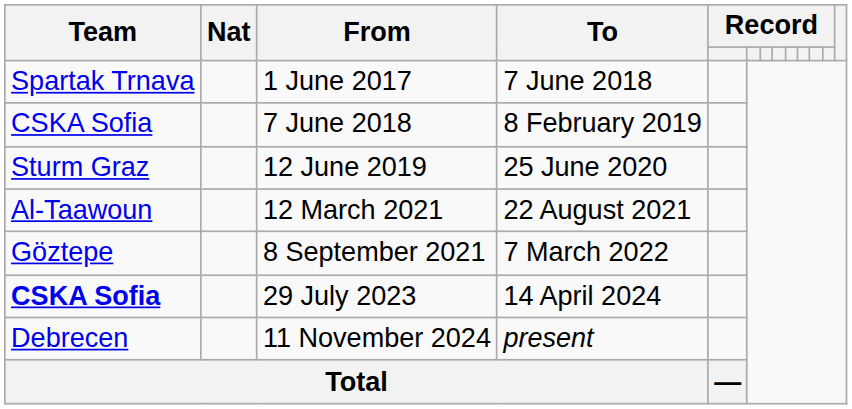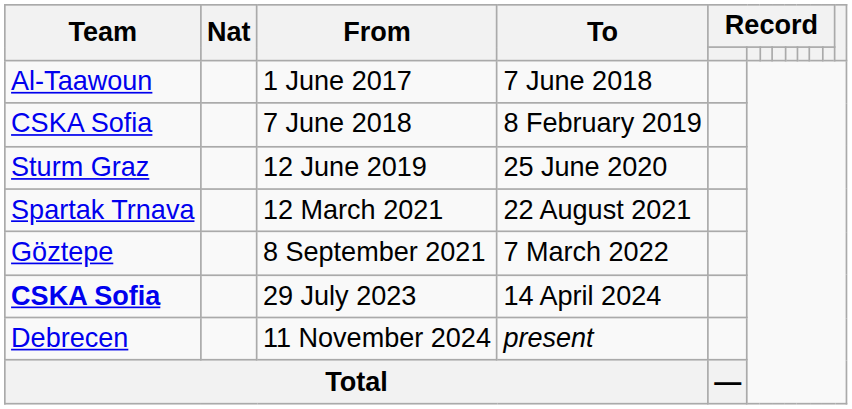(103, 81) Spartak Trnava -> (82, 81) Al-Taawoun
(82, 209) Al-Taawoun -> (103, 209) Spartak Trnava
